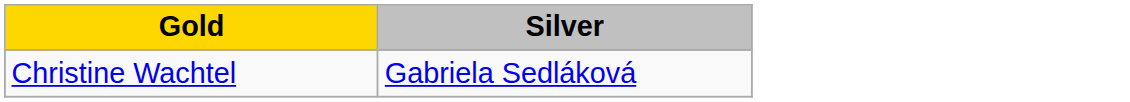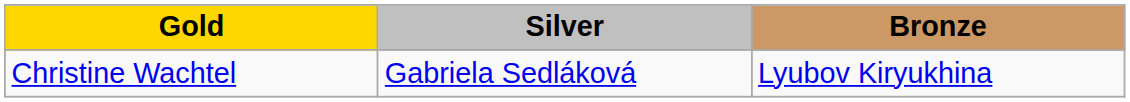+ column: (938, 27)
